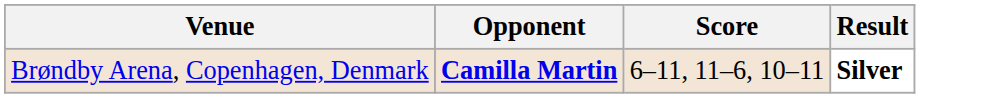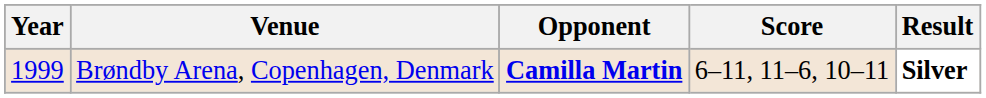+ column: (37, 26)
